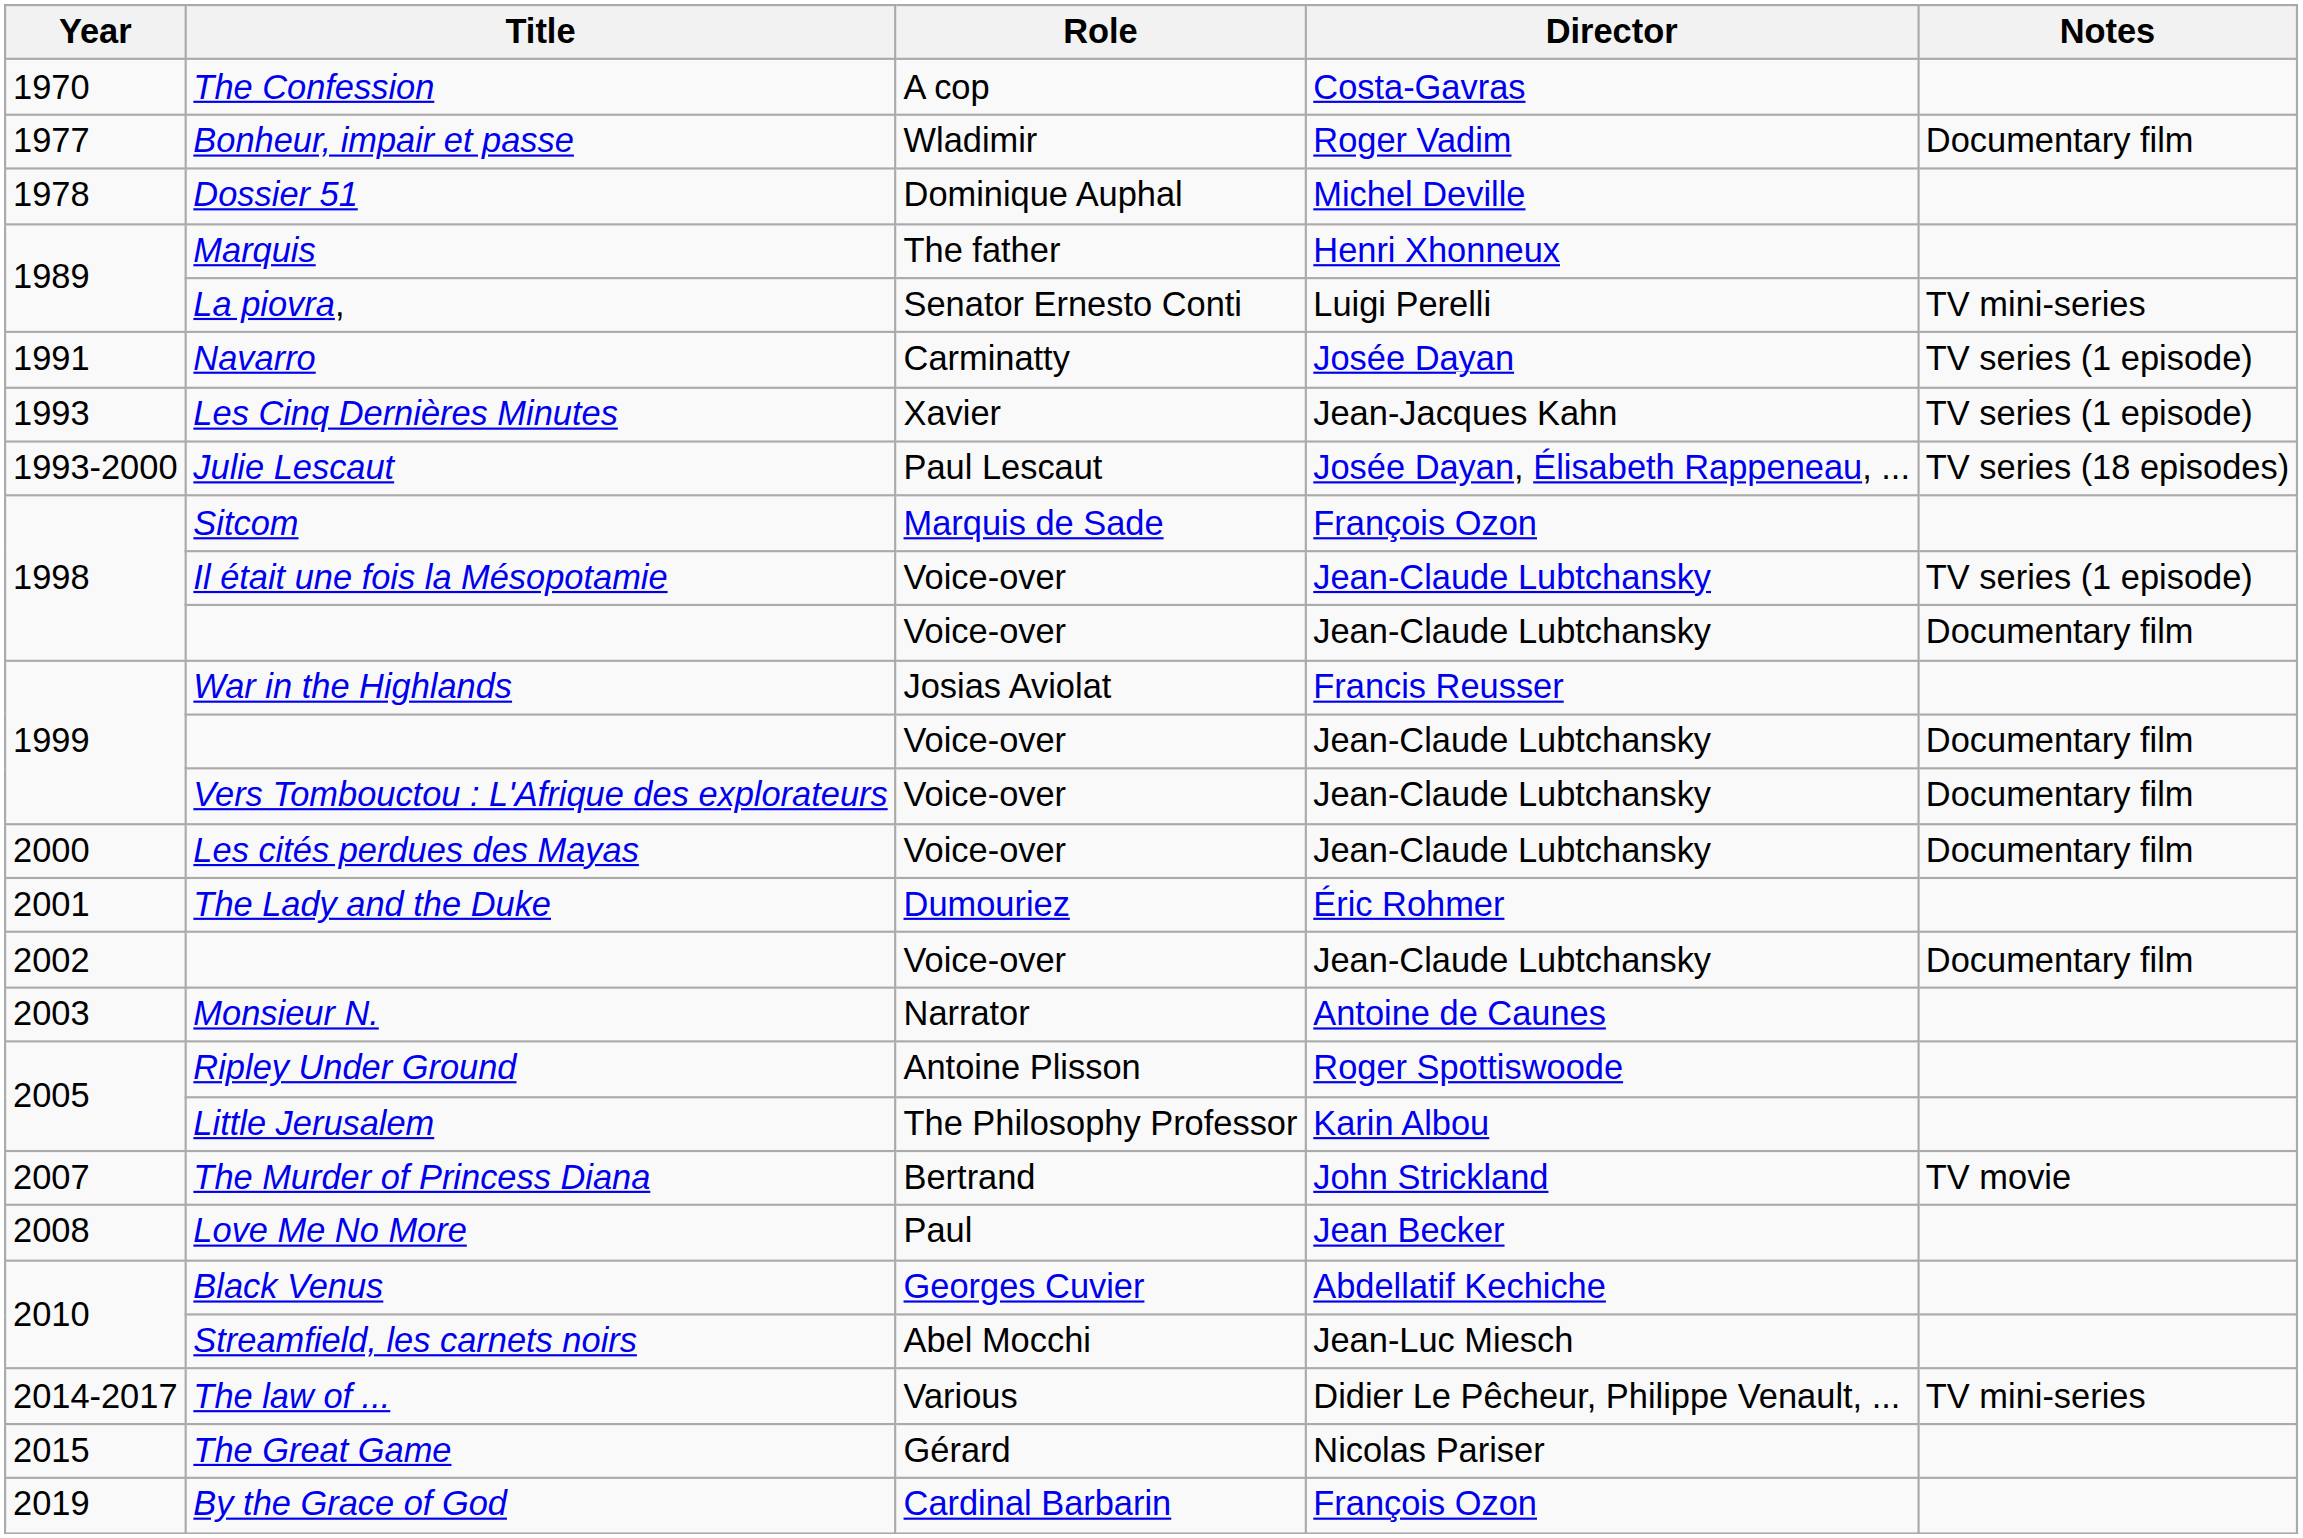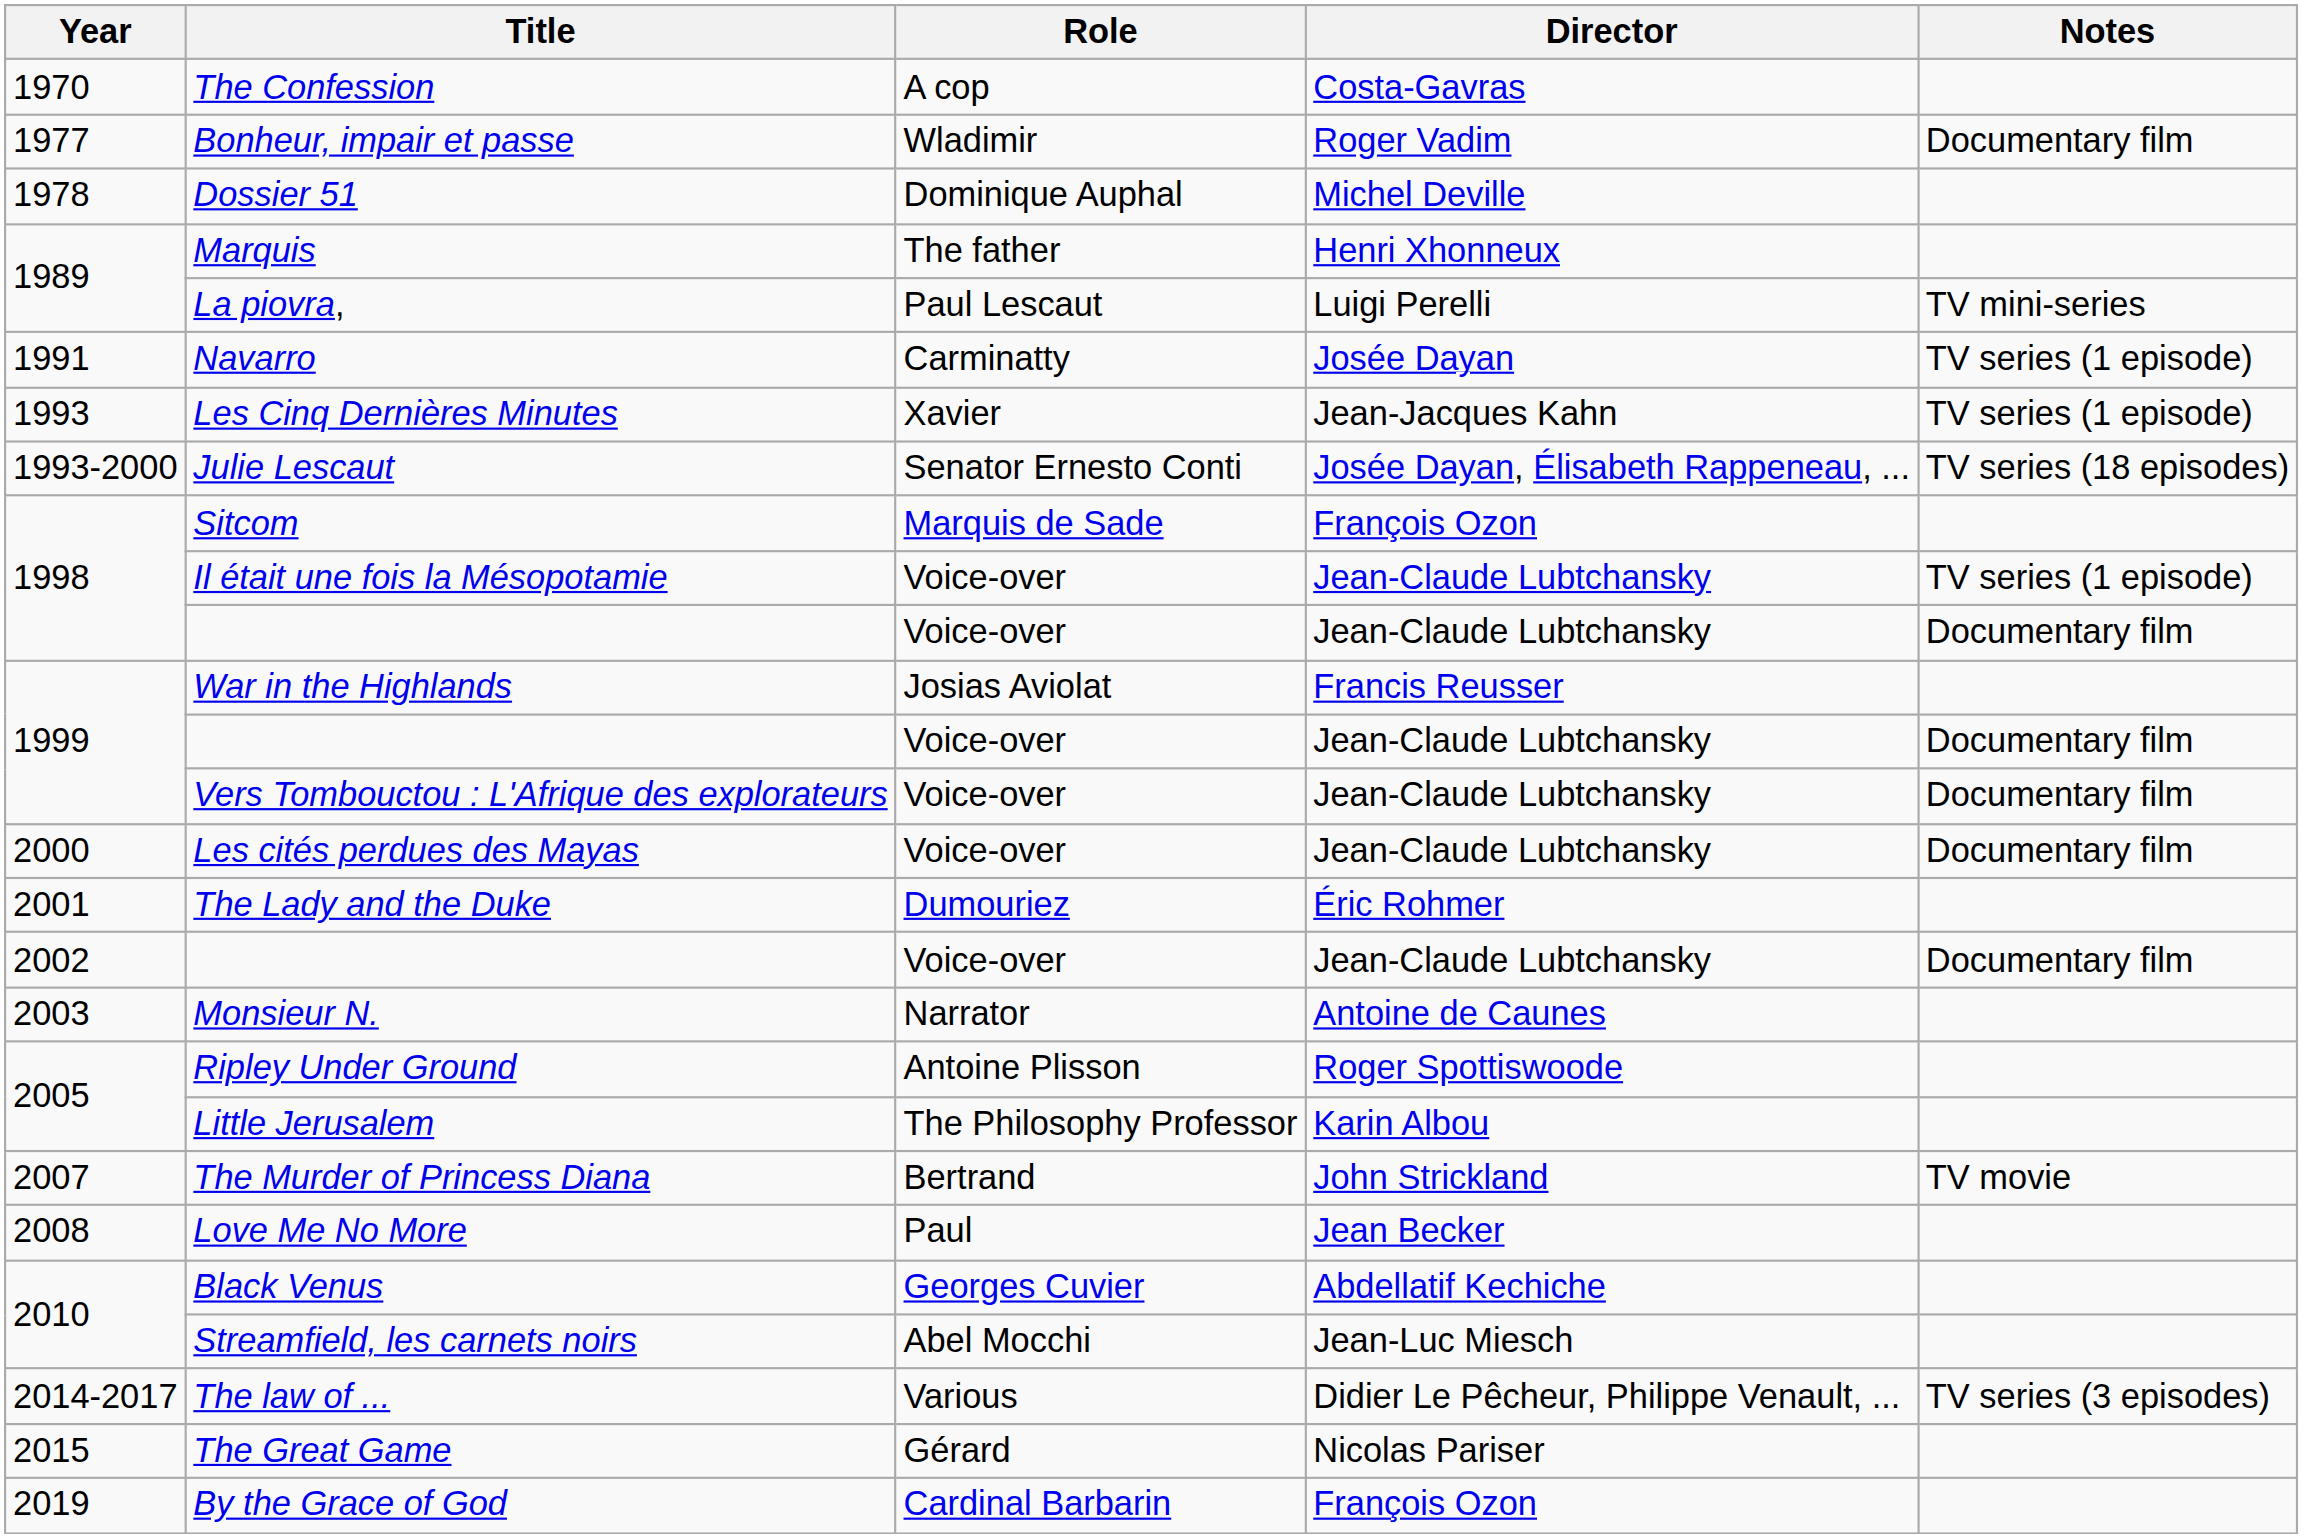(1073, 304) Senator Ernesto Conti -> (1003, 304) Paul Lescaut
(1003, 468) Paul Lescaut -> (1073, 468) Senator Ernesto Conti
(2036, 1395) TV mini-series -> (2098, 1395) TV series (3 episodes)
